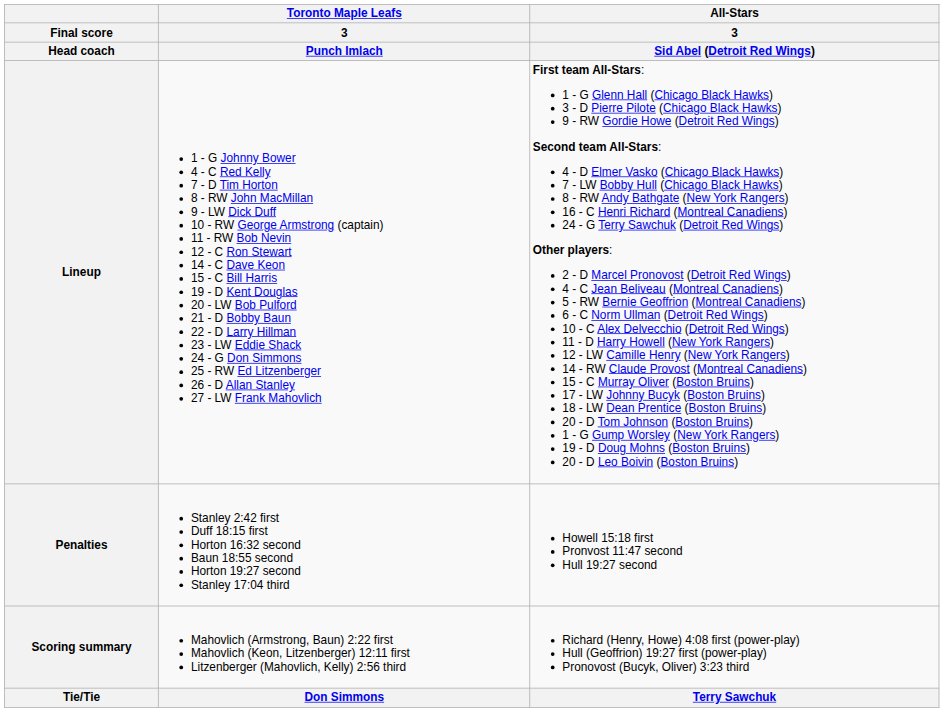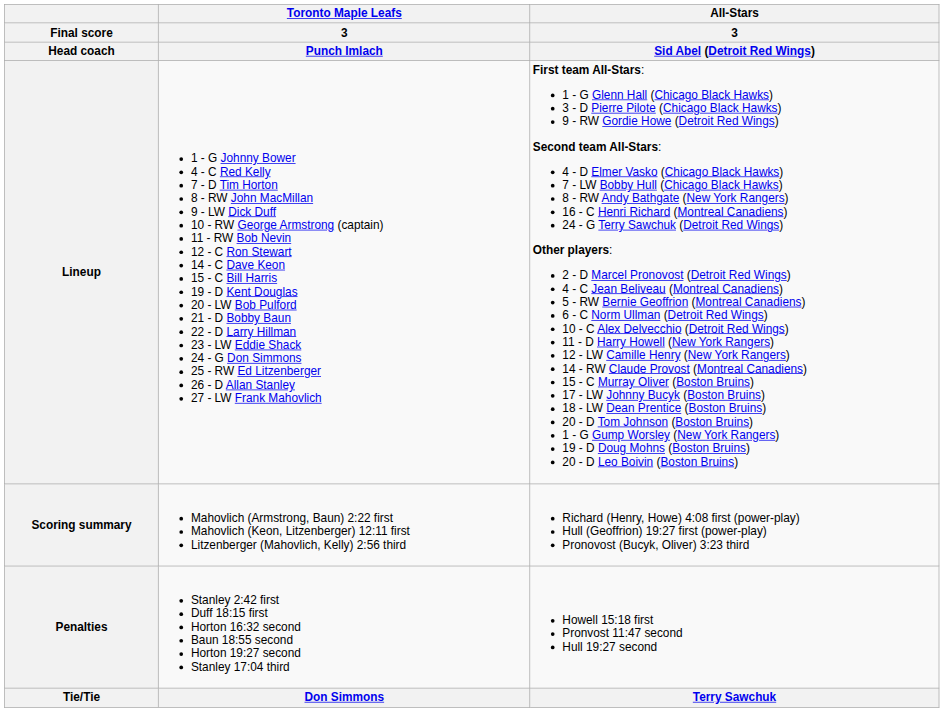rows swapped: (81, 647) <-> (81, 544)
